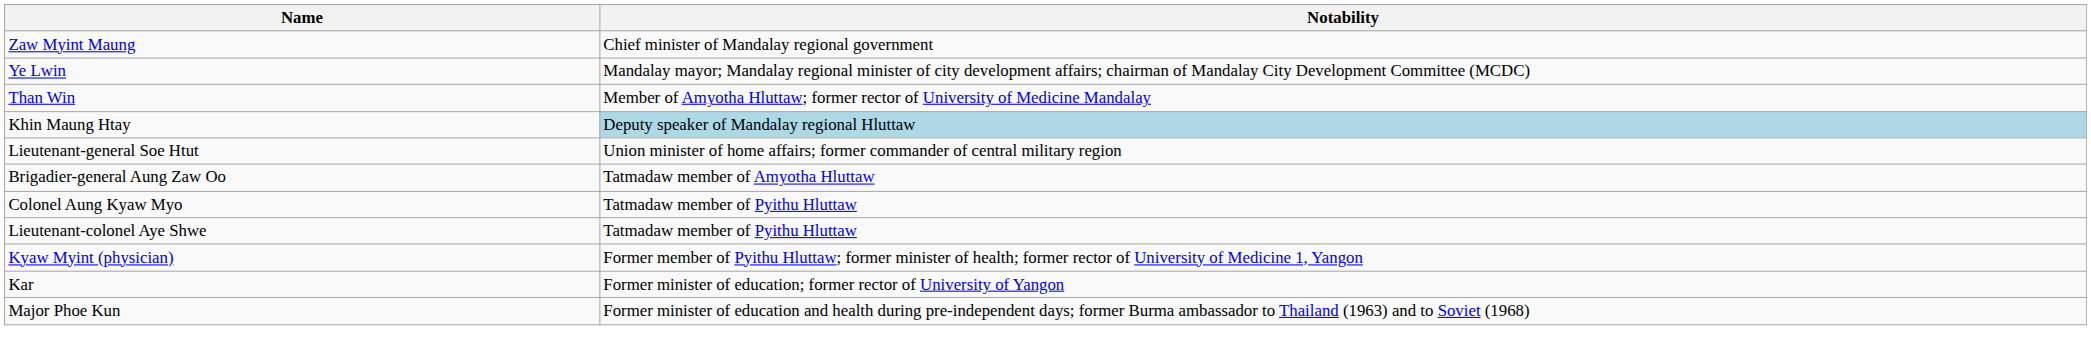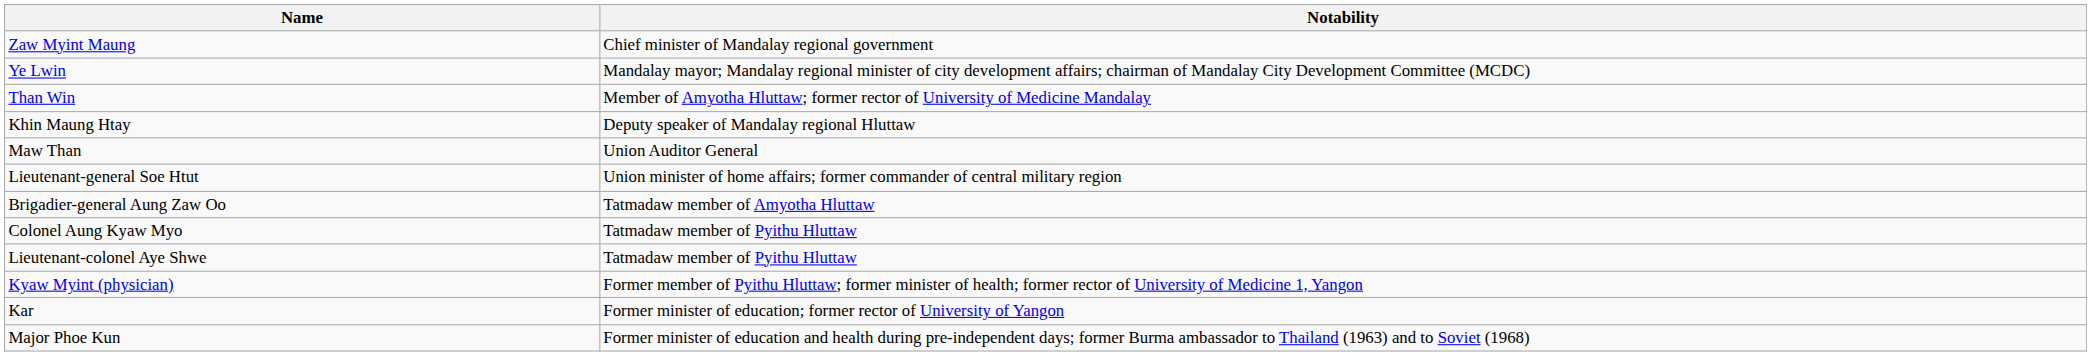(759, 124) lightblue background -> (759, 124) no background
+ row: (45, 151)
